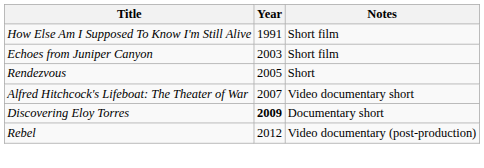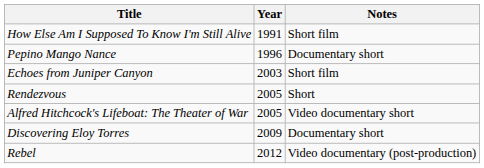+ row: (62, 53)
(270, 93) 2007 -> (270, 113) 2005
(270, 113) bold -> (270, 133) normal
